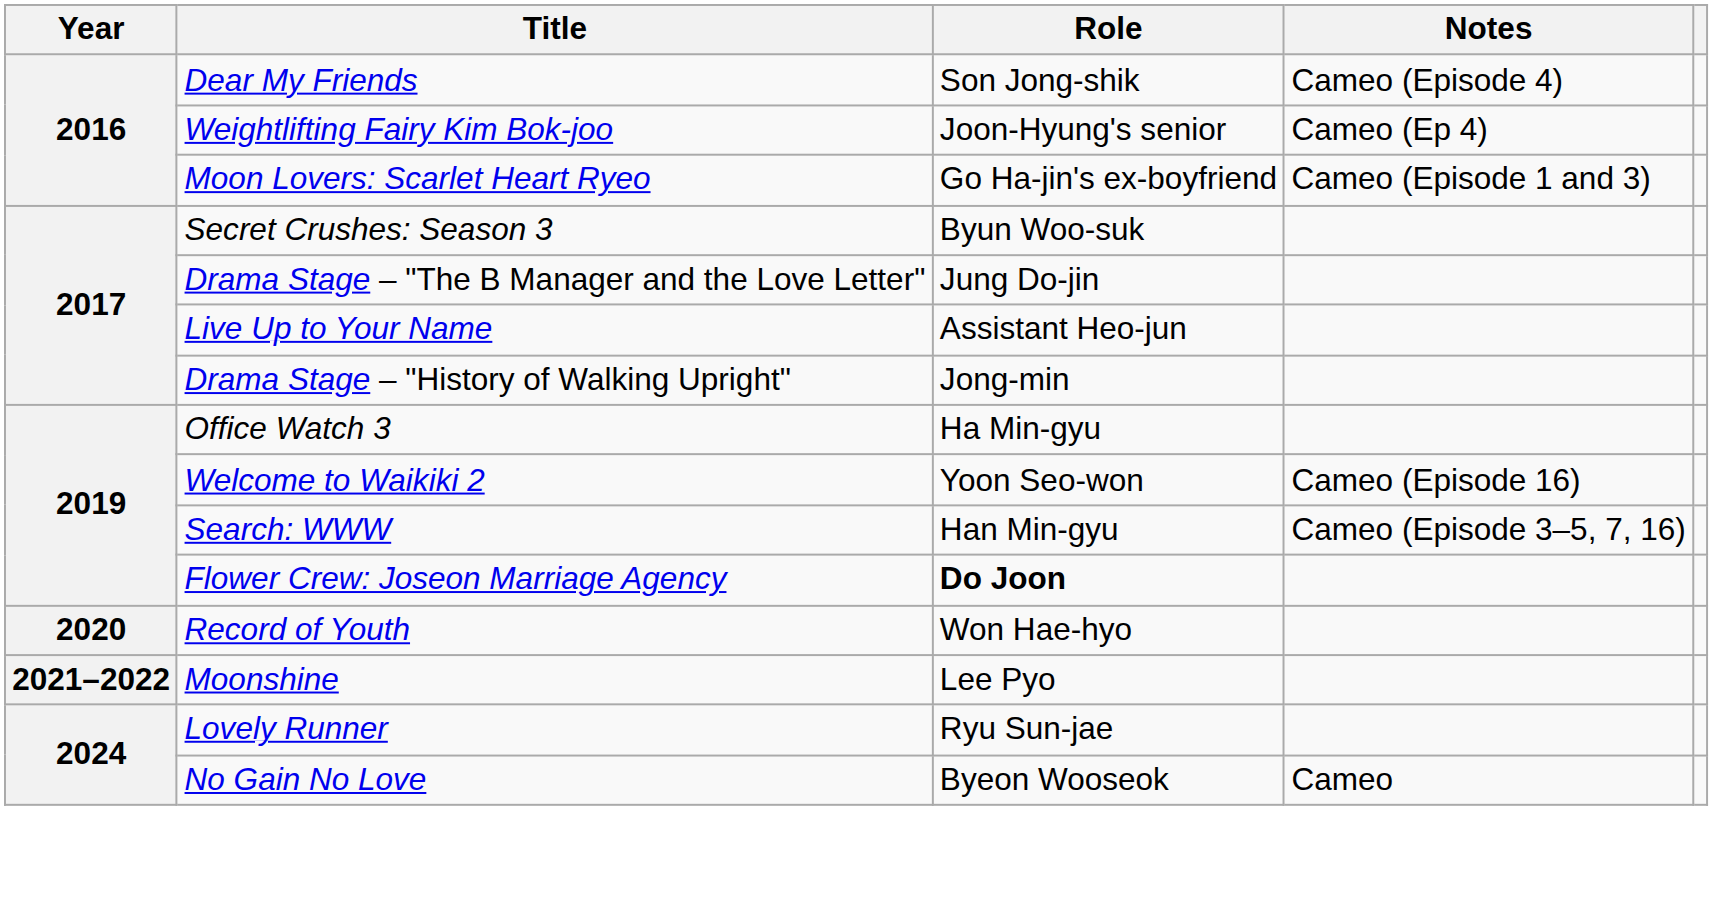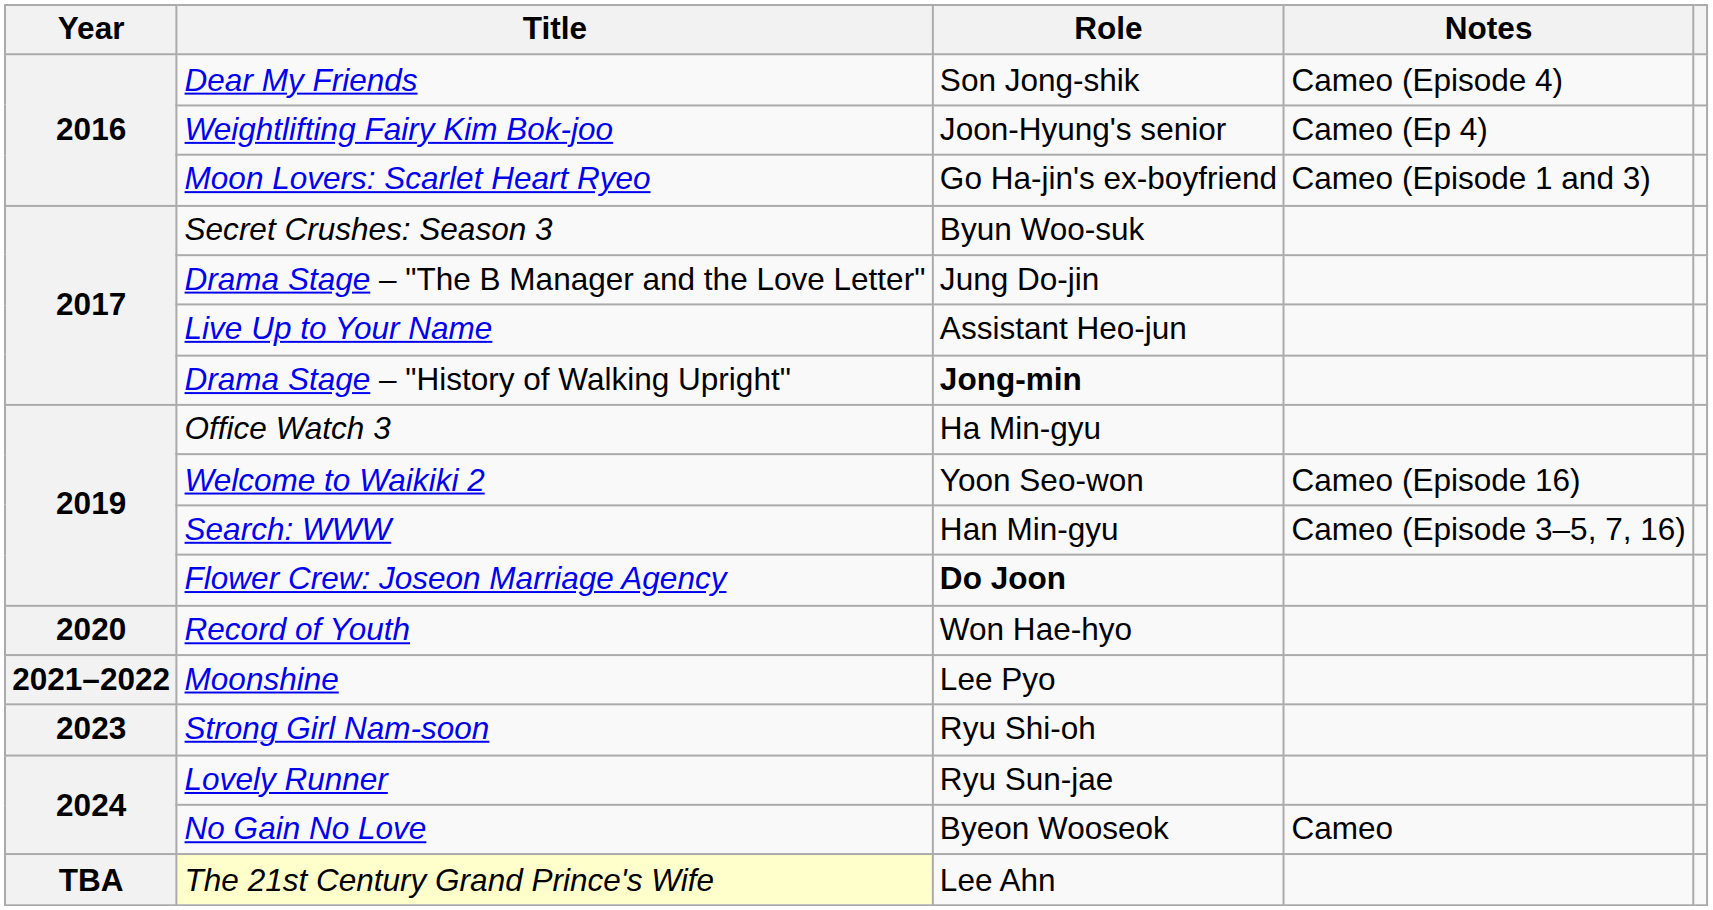(1005, 379) normal -> (1011, 379) bold
+ row: (337, 729)
+ row: (449, 879)
